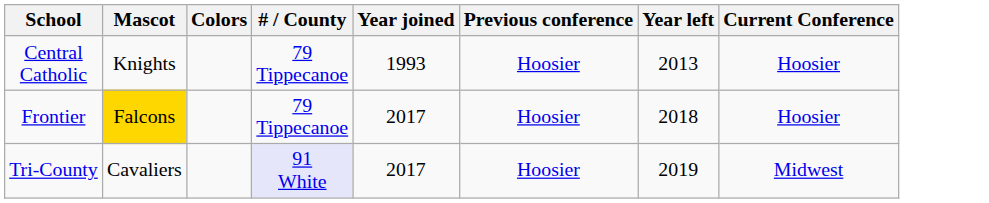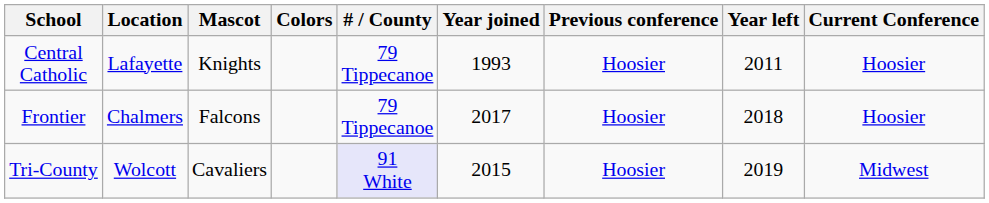+ column: (145, 20)
(678, 62) 2013 -> (763, 62) 2011
(144, 116) gold background -> (230, 116) no background
(406, 170) 2017 -> (491, 170) 2015
